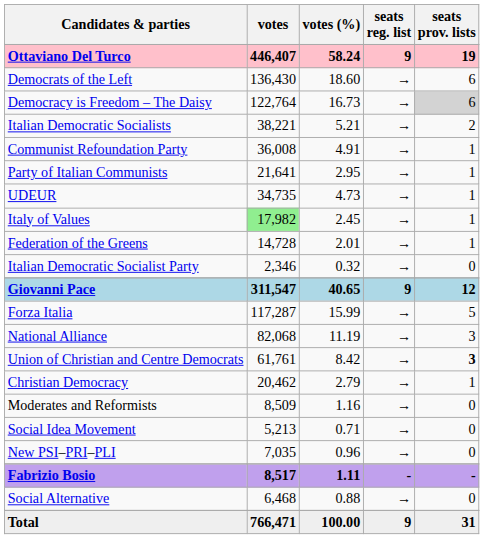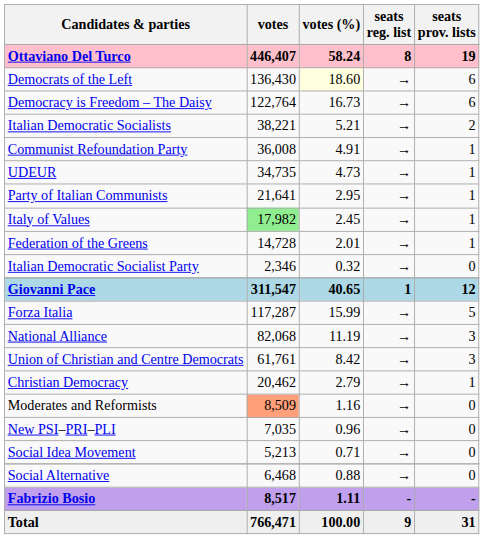(408, 56) 9 -> (408, 56) 8
(344, 79) no background -> (344, 79) lightyellow background
(472, 103) lightgrey background -> (472, 103) no background
rows swapped: (32, 196) <-> (88, 172)
(408, 289) 9 -> (408, 289) 1
(472, 359) bold -> (472, 359) normal
(280, 406) no background -> (280, 406) lightsalmon background
rows swapped: (62, 452) <-> (72, 429)
rows swapped: (51, 475) <-> (59, 499)
